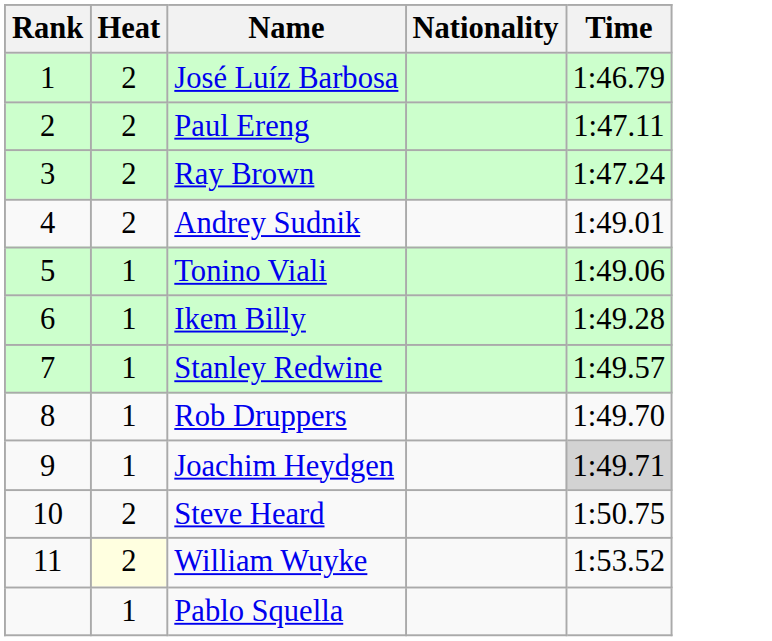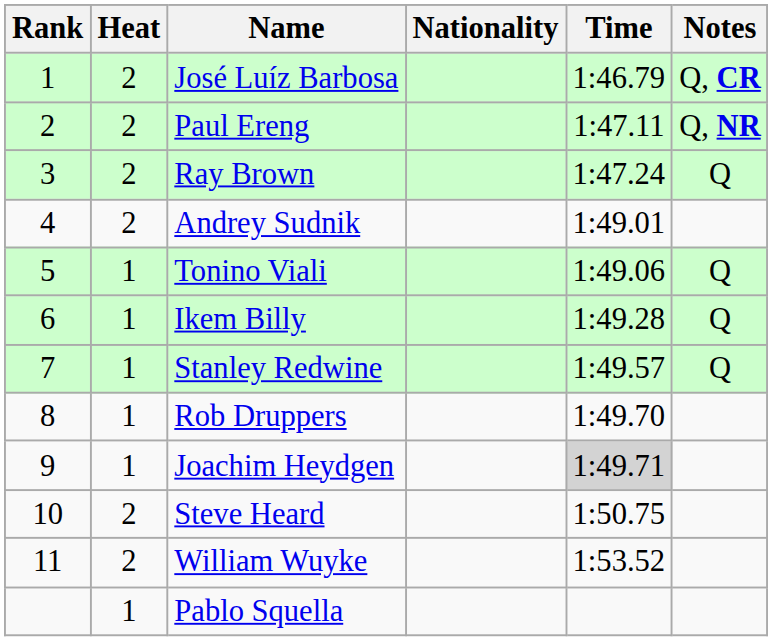+ column: (720, 28)
(129, 561) lightyellow background -> (129, 561) no background
